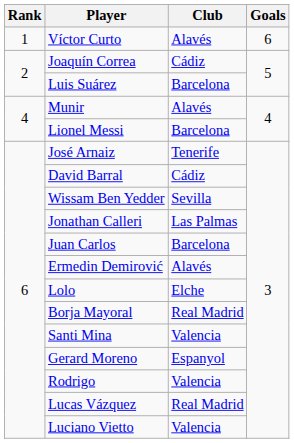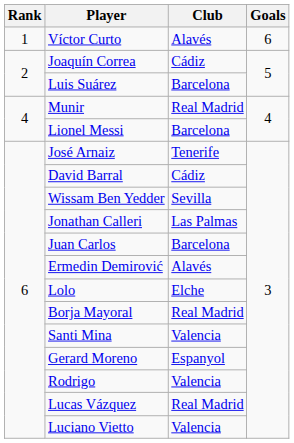(191, 107) Alavés -> (207, 107) Real Madrid
